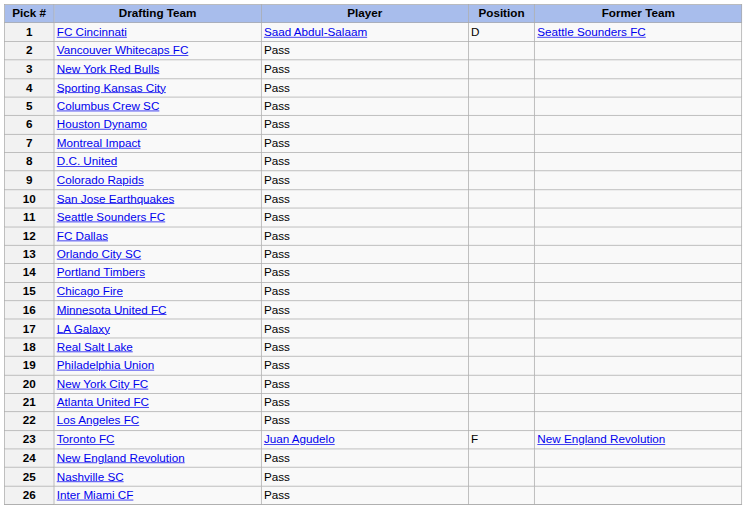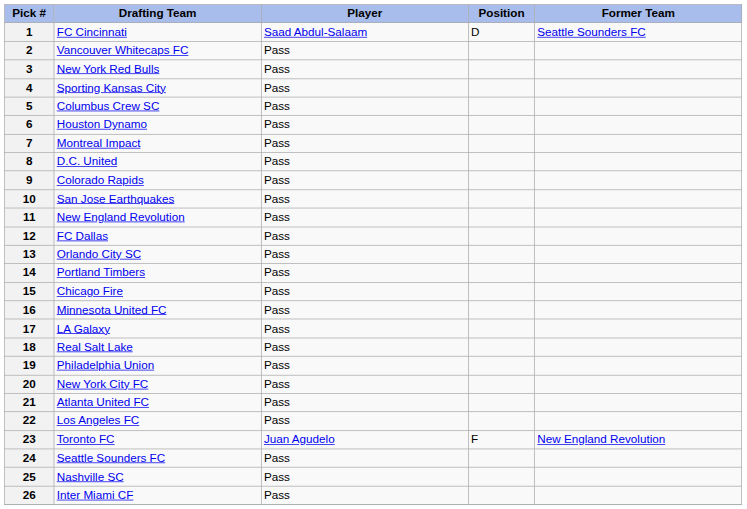(111, 217) Seattle Sounders FC -> (121, 217) New England Revolution
(121, 458) New England Revolution -> (111, 458) Seattle Sounders FC
